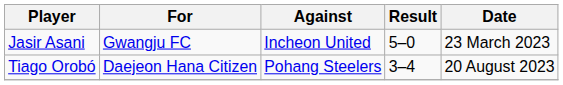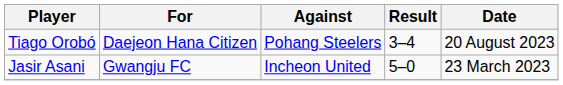rows swapped: (46, 42) <-> (52, 67)
